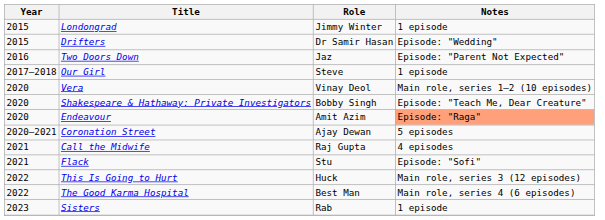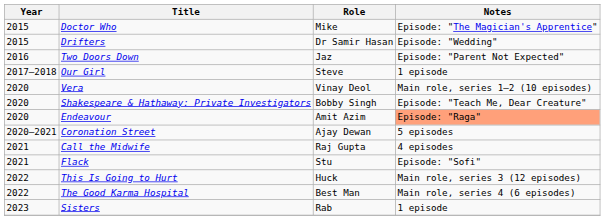+ row: (89, 27)
- row: (89, 27)
